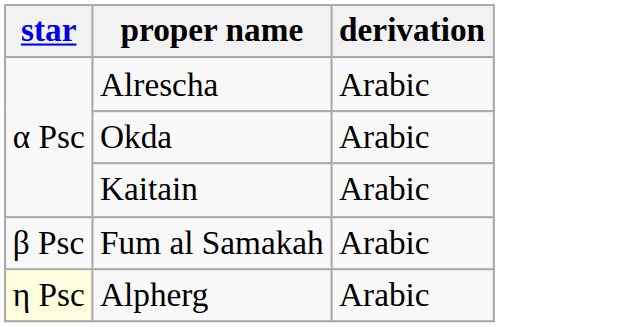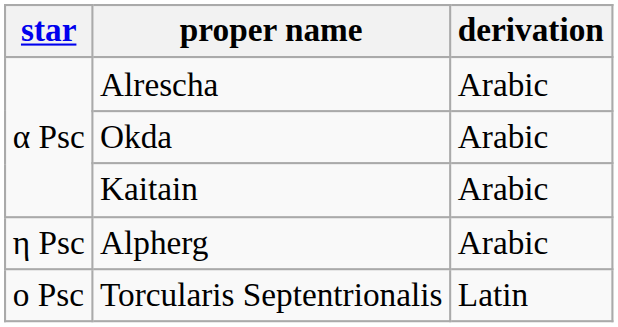- row: (212, 242)
(49, 294) lightyellow background -> (49, 242) no background
+ row: (271, 294)
